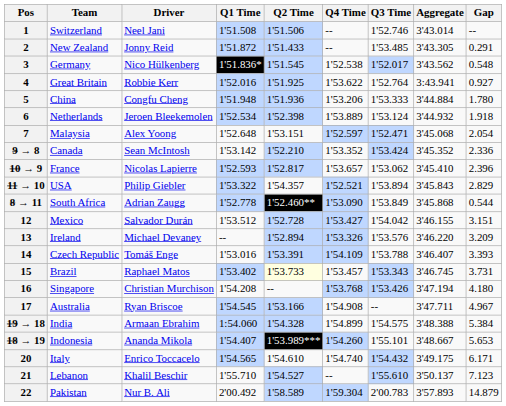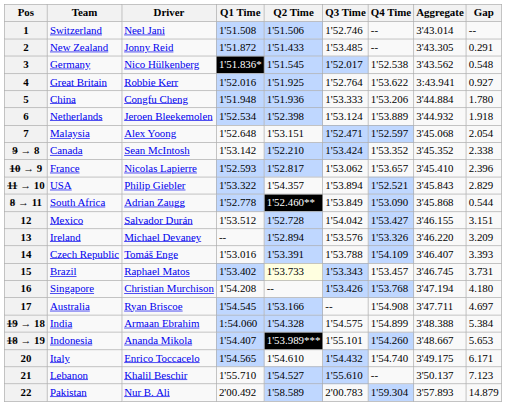columns swapped: (391, 13) <-> (346, 13)
(481, 151) 2.336 -> (481, 151) 2.338
(481, 306) 4.967 -> (481, 306) 4.697
